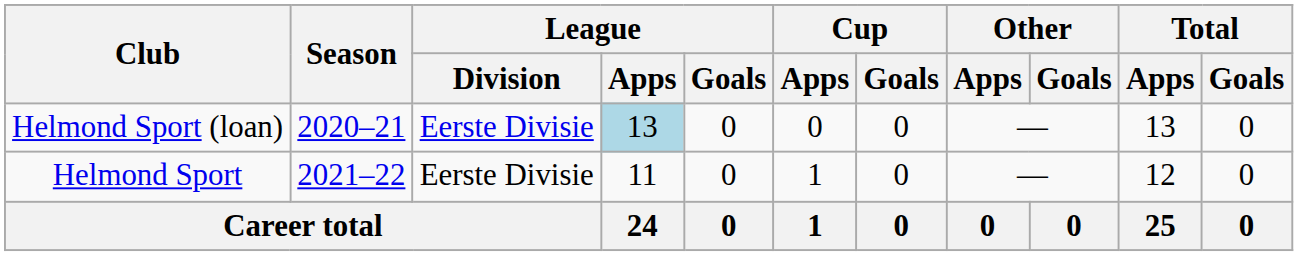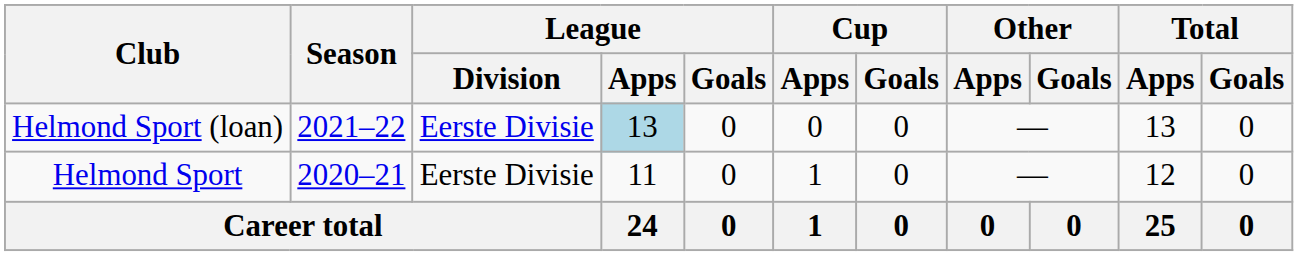(351, 126) 2020–21 -> (351, 126) 2021–22
(351, 175) 2021–22 -> (351, 175) 2020–21
